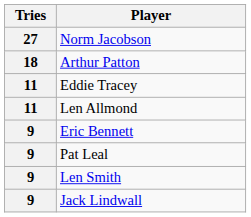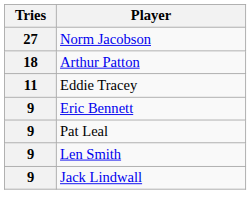- row: (99, 108)
